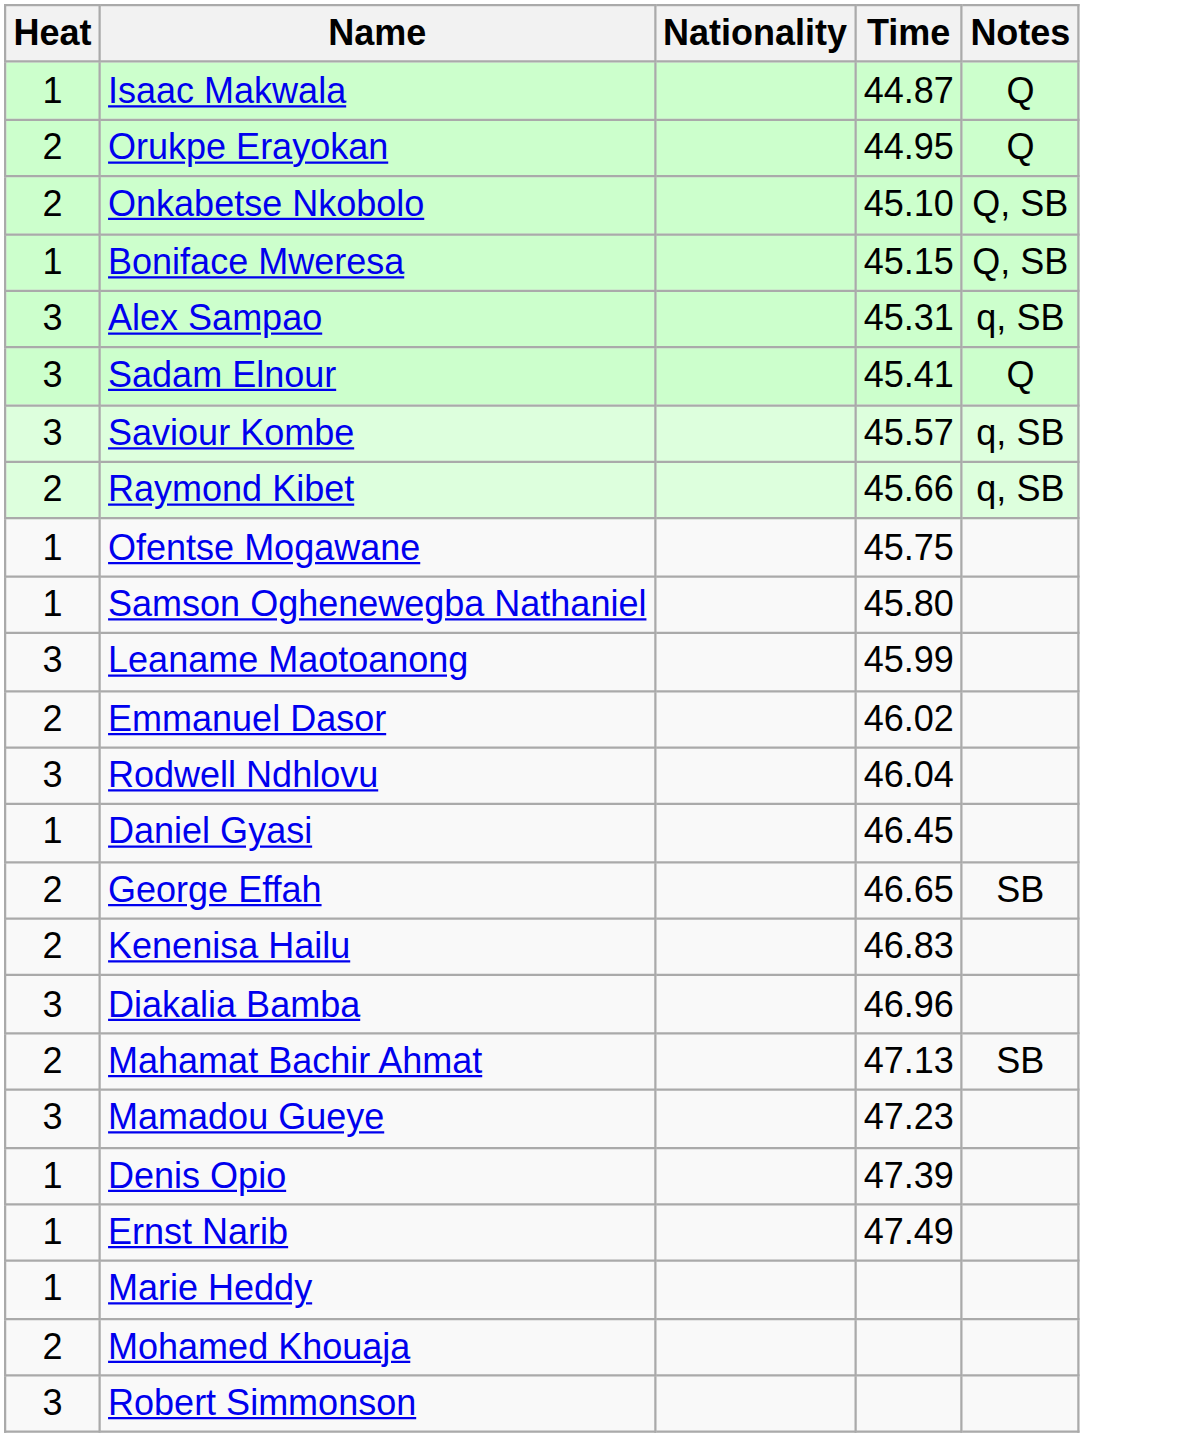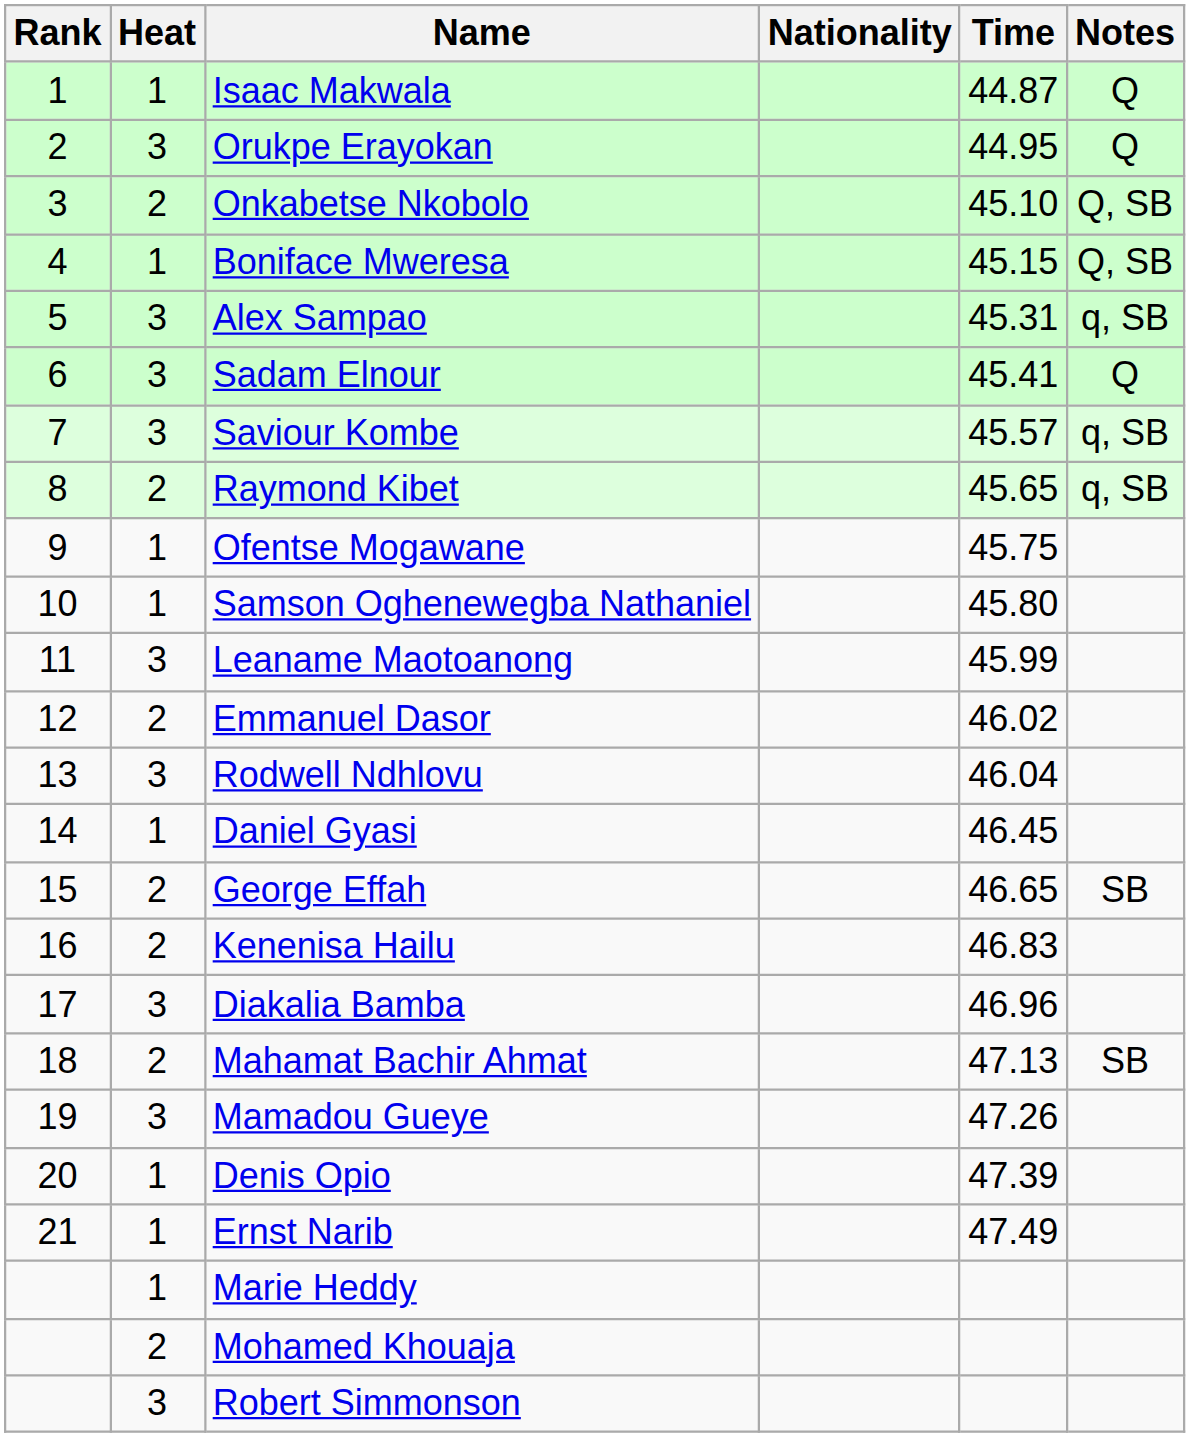+ column: (57, 33)
(52, 147) 2 -> (157, 147) 3
(909, 489) 45.66 -> (1013, 489) 45.65
(909, 1117) 47.23 -> (1013, 1117) 47.26
